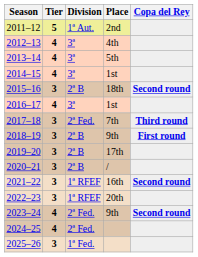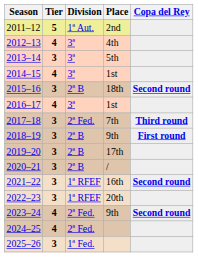(54, 58) 4 -> (54, 58) 3
